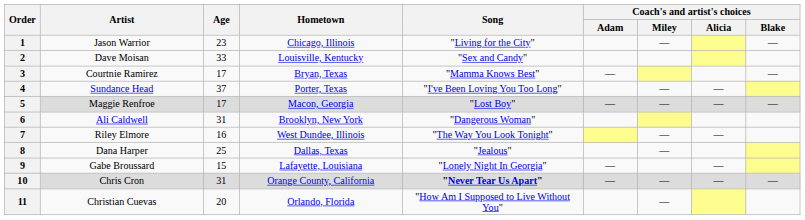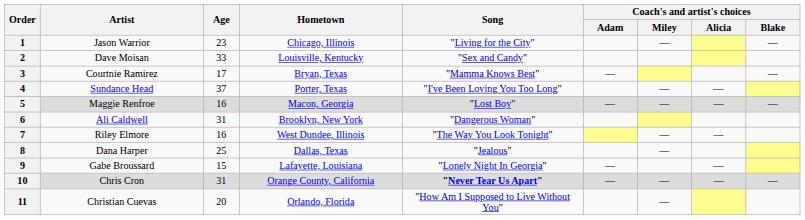(221, 104) 17 -> (221, 104) 16
